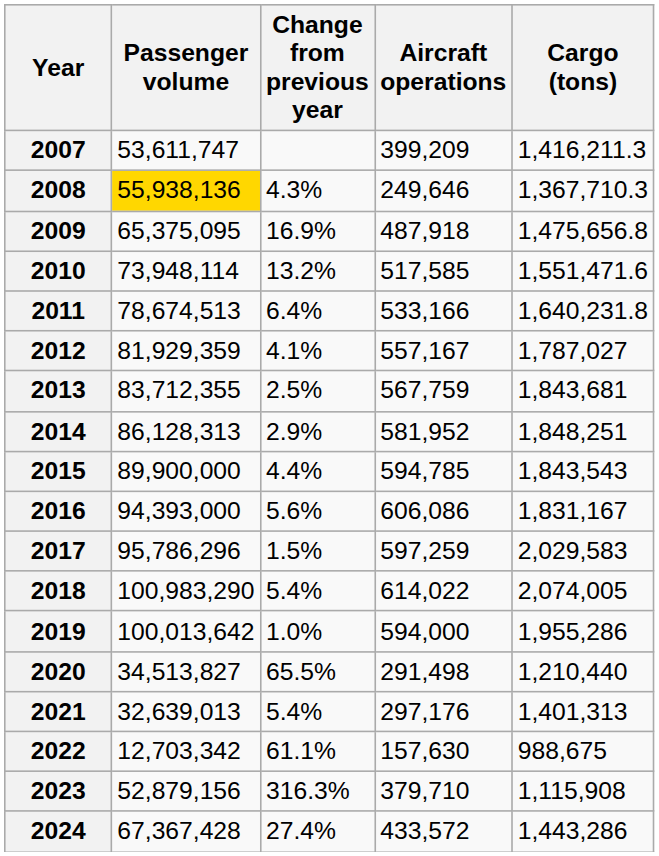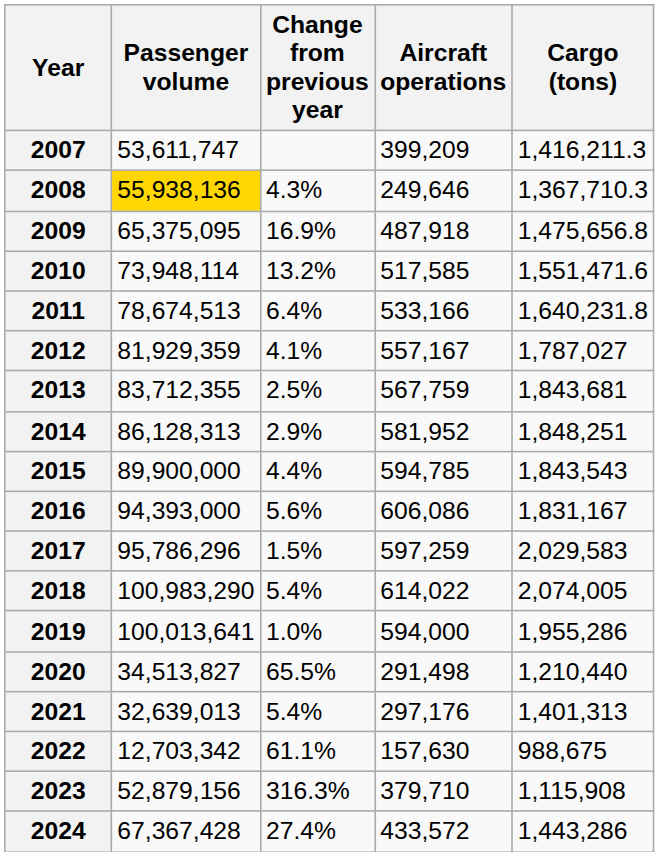(186, 630) 100,013,642 -> (186, 630) 100,013,641
